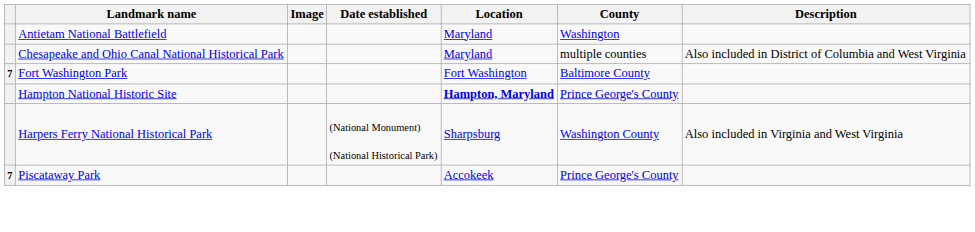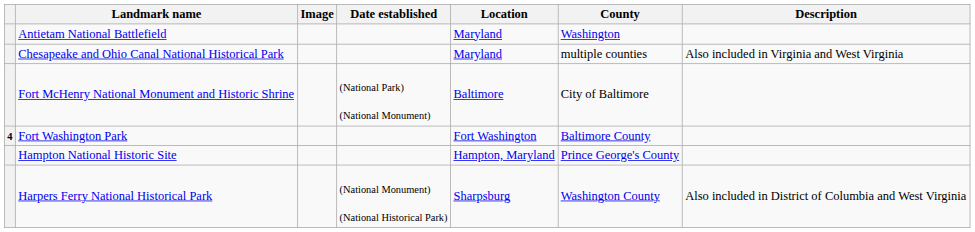(825, 53) Also included in District of Columbia and West Virginia -> (794, 53) Also included in Virginia and West Virginia
+ row: (156, 94)
(10, 74) 7 -> (10, 136) 4
(499, 93) bold -> (504, 155) normal
(794, 134) Also included in Virginia and West Virginia -> (826, 196) Also included in District of Columbia and West Virginia
- row: (59, 175)
